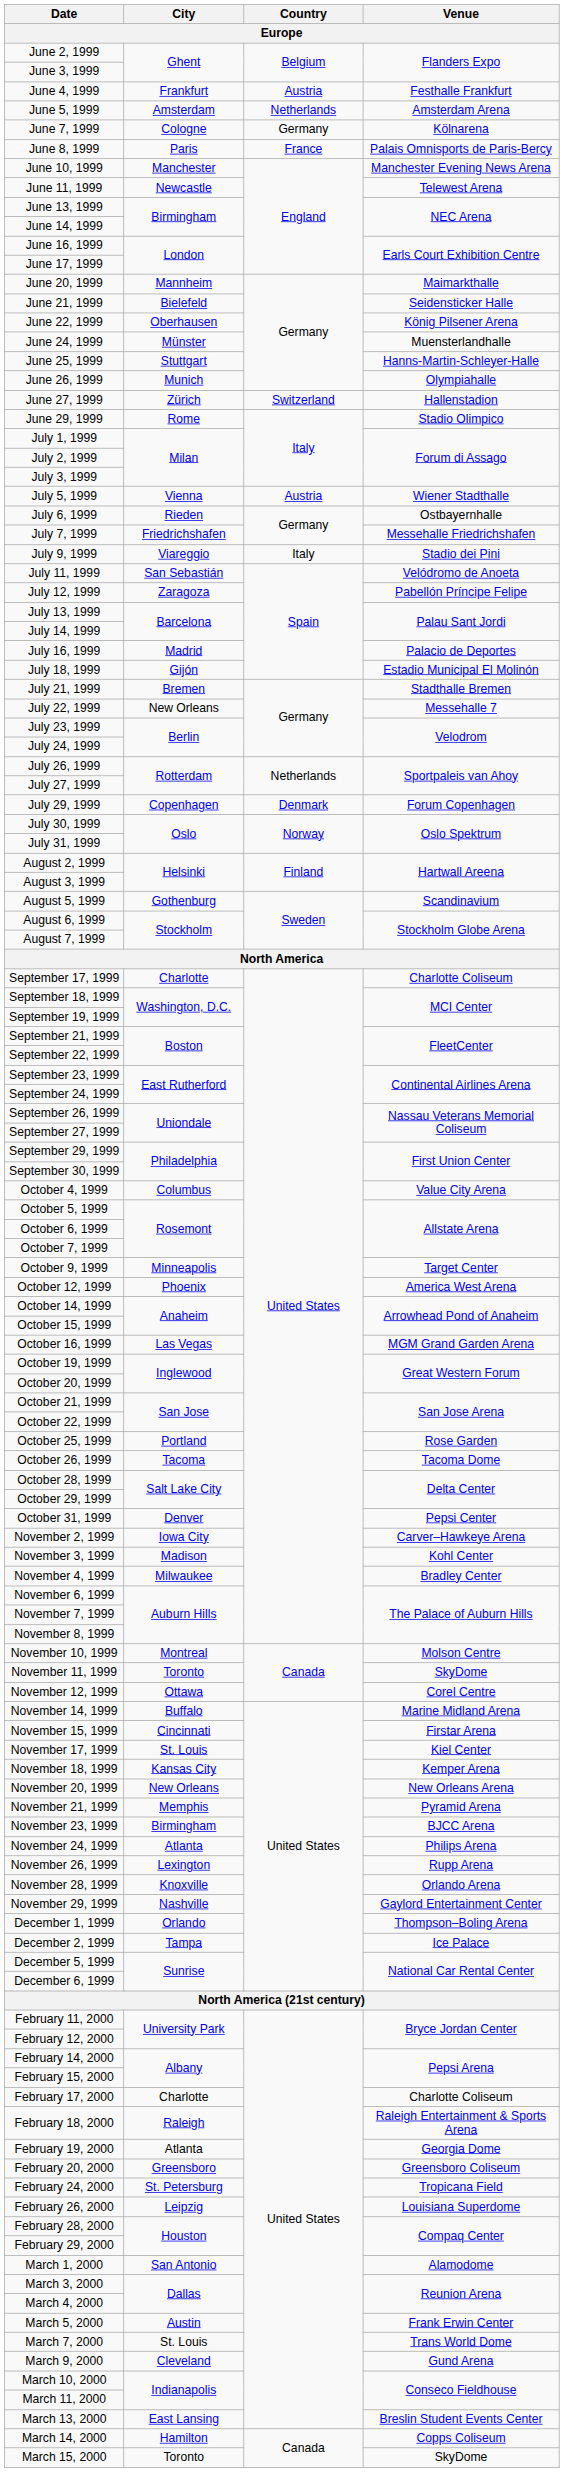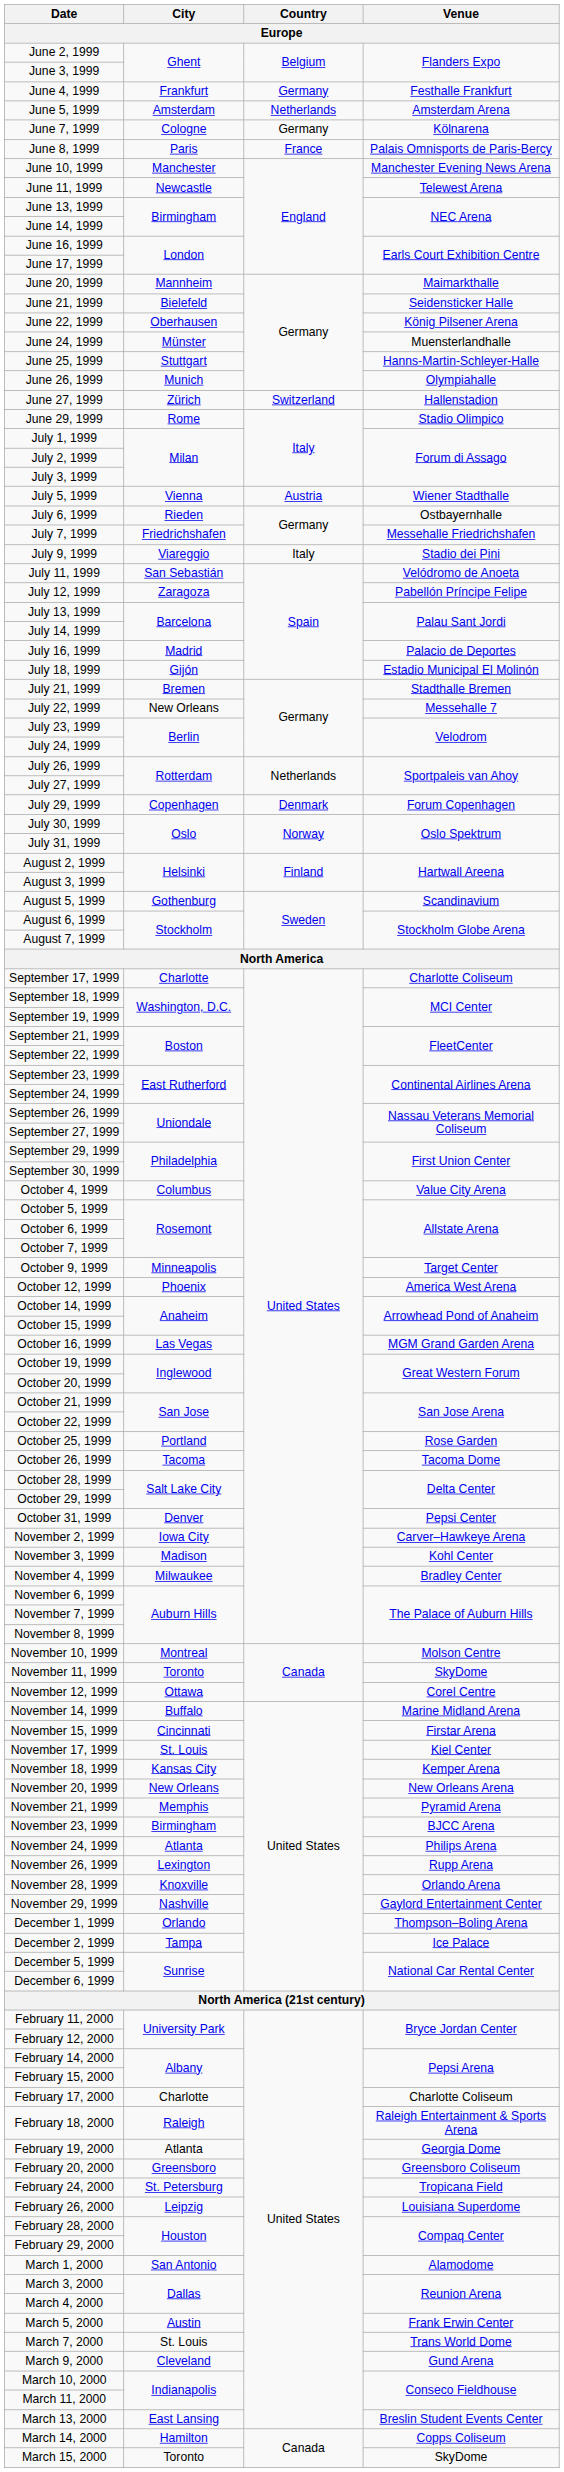(303, 91) Austria -> (303, 91) Germany
